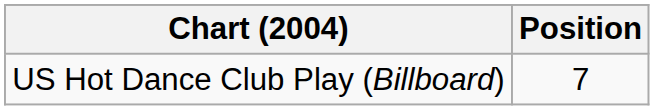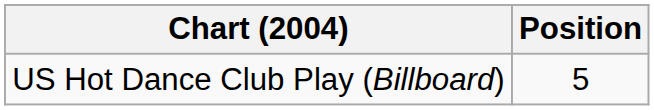(581, 78) 7 -> (581, 78) 5
